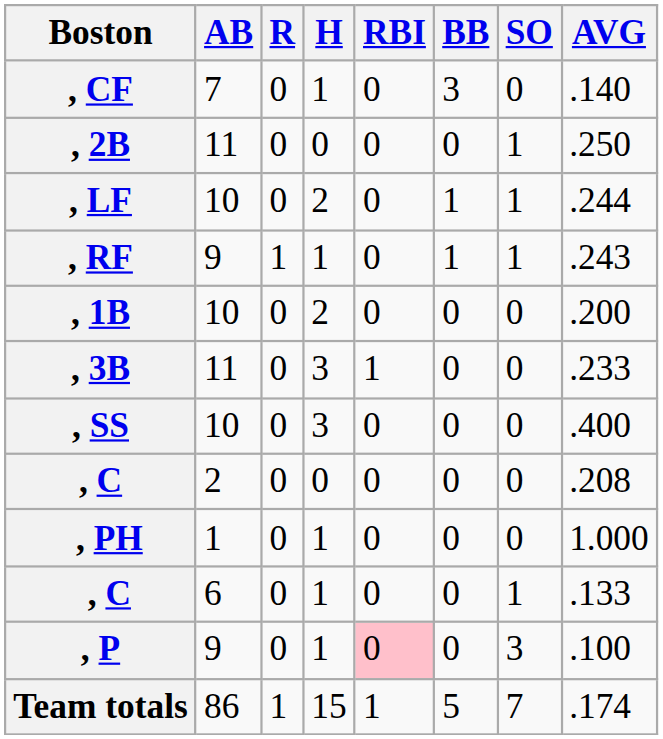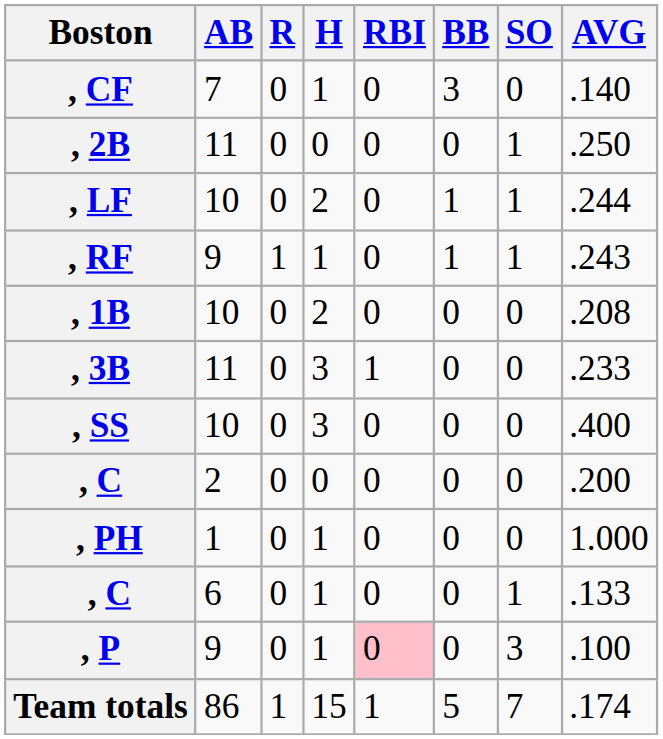(600, 312) .200 -> (600, 312) .208
(600, 481) .208 -> (600, 481) .200
